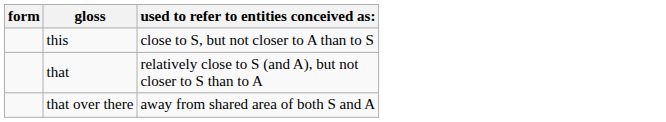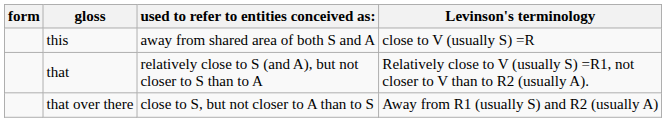+ column: (520, 16)
(257, 40) close to S, but not closer to A than to S -> (258, 40) away from shared area of both S and A
(258, 104) away from shared area of both S and A -> (257, 104) close to S, but not closer to A than to S
